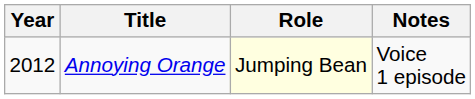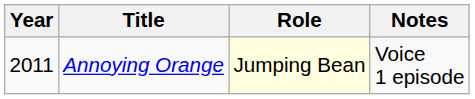(32, 65) 2012 -> (32, 65) 2011
